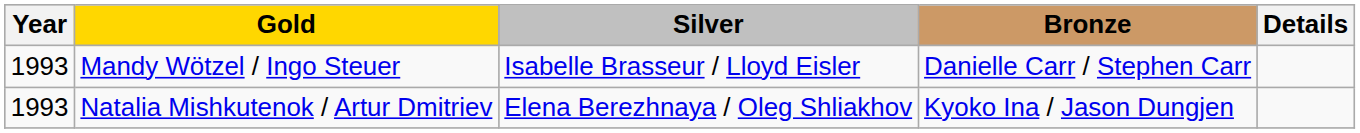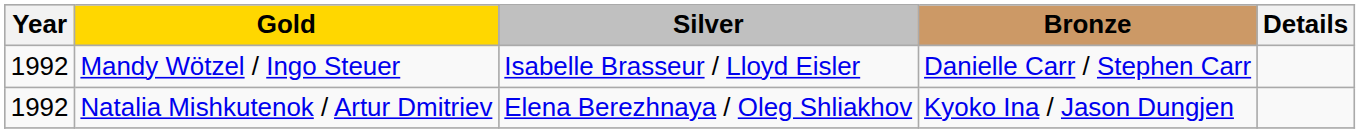(40, 66) 1993 -> (40, 66) 1992
(40, 107) 1993 -> (40, 107) 1992
